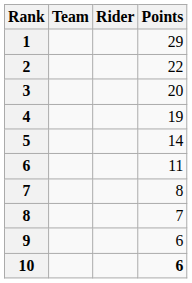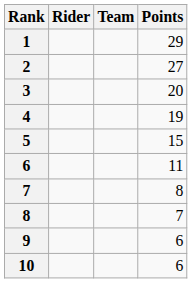columns swapped: (115, 16) <-> (70, 16)
(176, 66) 22 -> (176, 66) 27
(176, 141) 14 -> (176, 141) 15
(180, 265) bold -> (180, 265) normal
